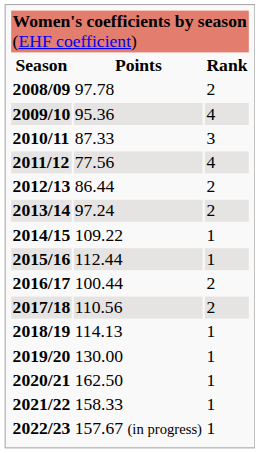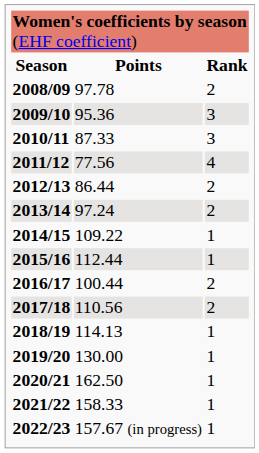(211, 114) 4 -> (211, 114) 3
